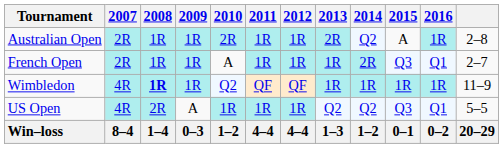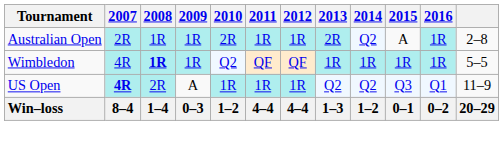- row: (45, 61)
(477, 85) 11–9 -> (477, 61) 5–5
(123, 108) normal -> (123, 85) bold
(477, 108) 5–5 -> (477, 85) 11–9
